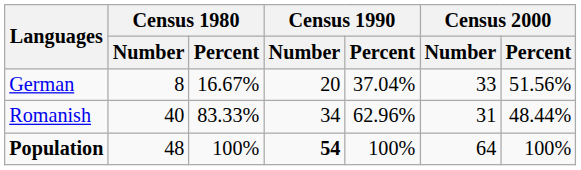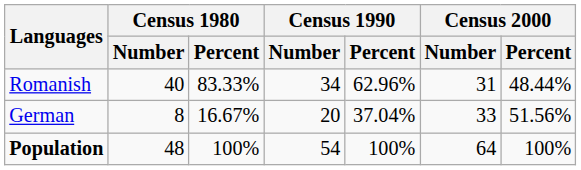rows swapped: (42, 84) <-> (50, 116)
(330, 148) bold -> (330, 148) normal
